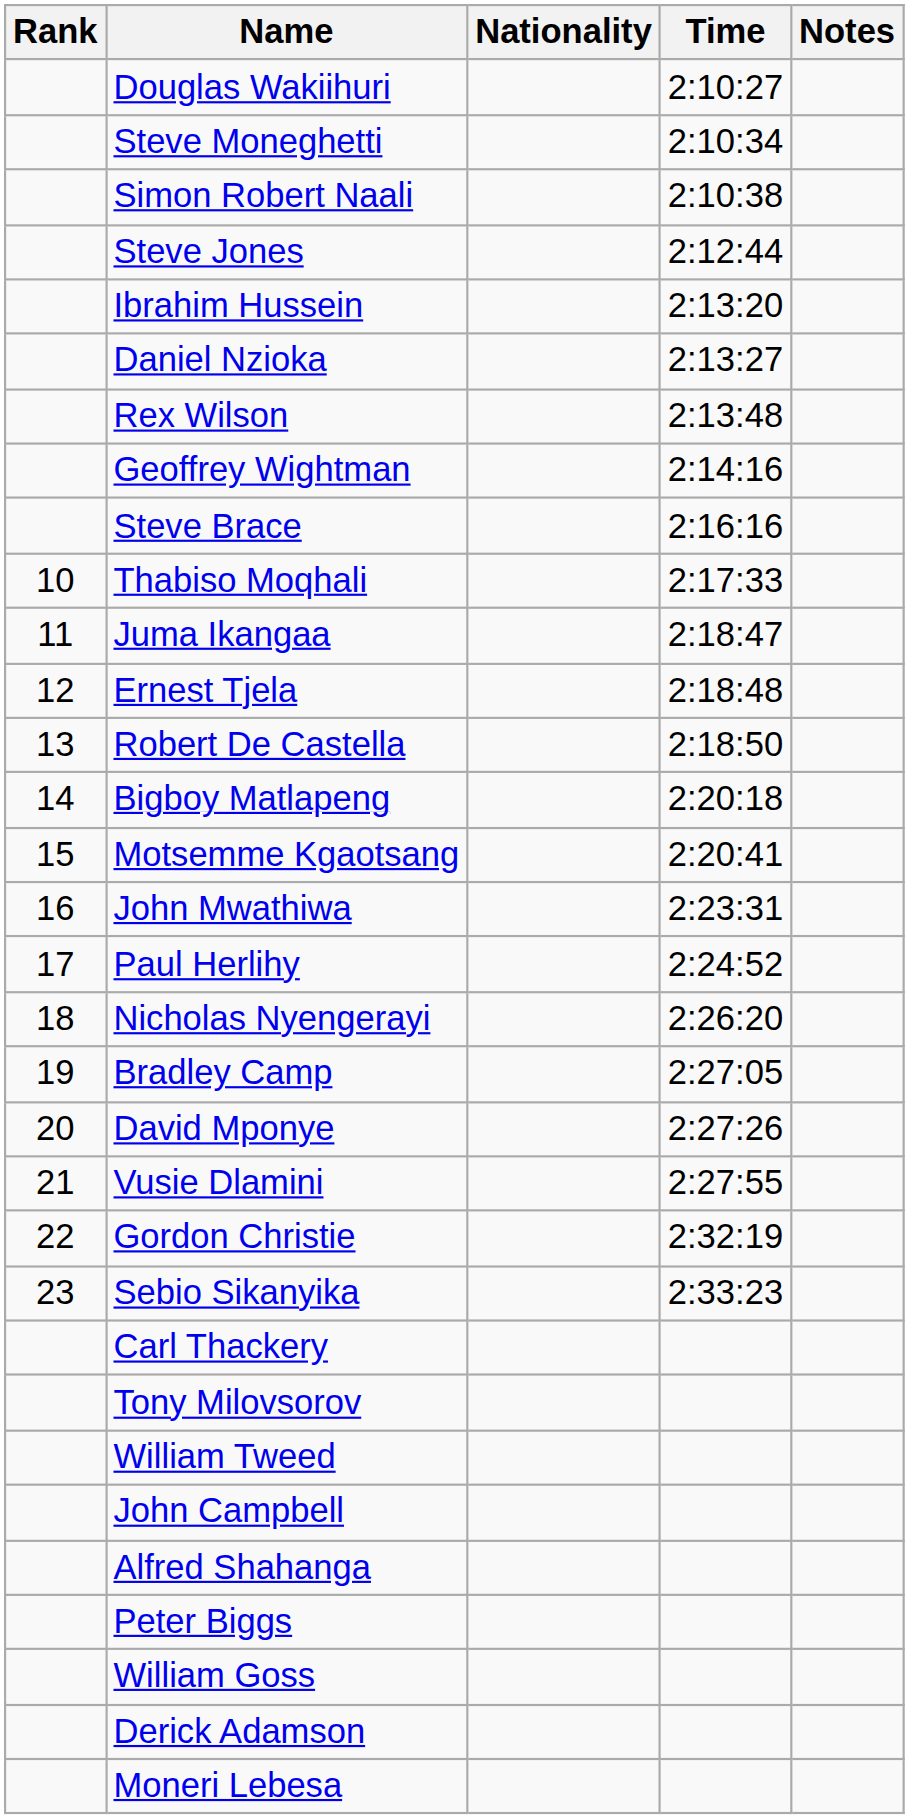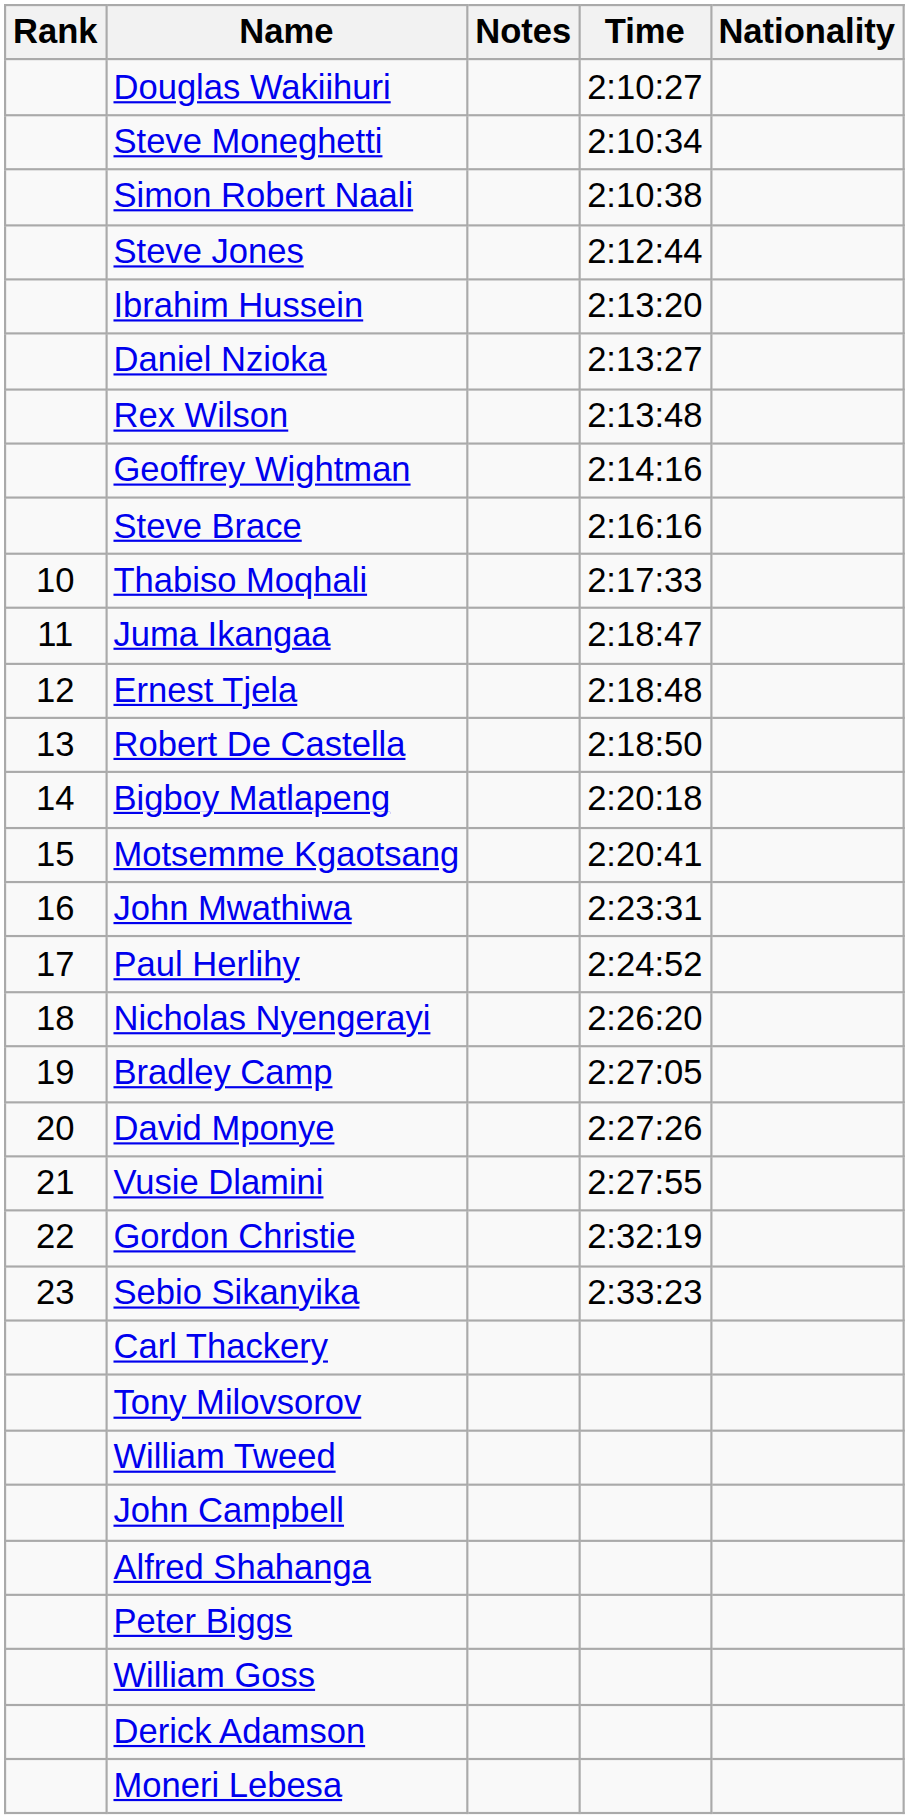columns swapped: (564, 31) <-> (847, 31)
